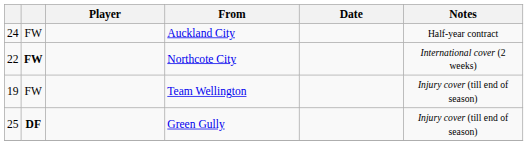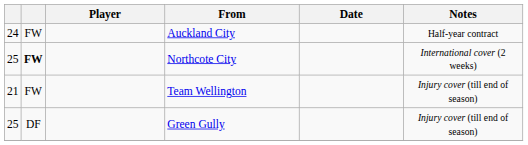(13, 59) 22 -> (13, 59) 25
(13, 91) 19 -> (13, 91) 21
(33, 124) bold -> (33, 124) normal
